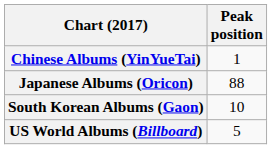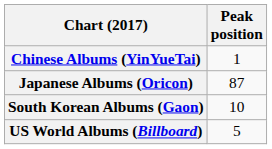(237, 82) 88 -> (237, 82) 87
